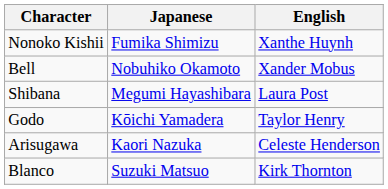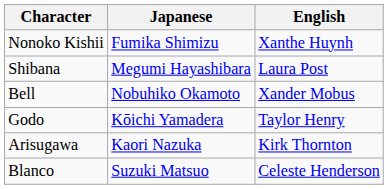rows swapped: (22, 68) <-> (34, 94)
(319, 145) Celeste Henderson -> (305, 145) Kirk Thornton
(305, 171) Kirk Thornton -> (319, 171) Celeste Henderson
